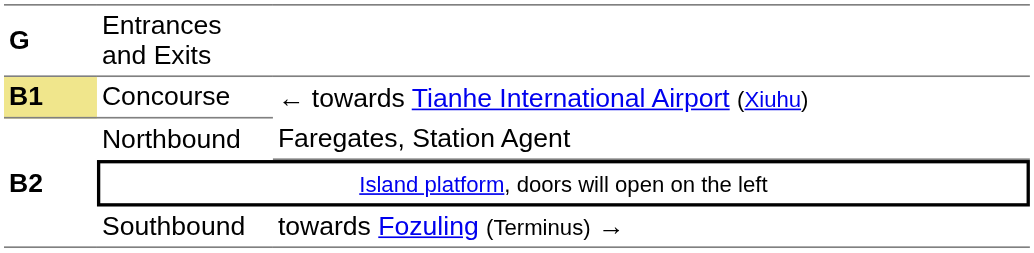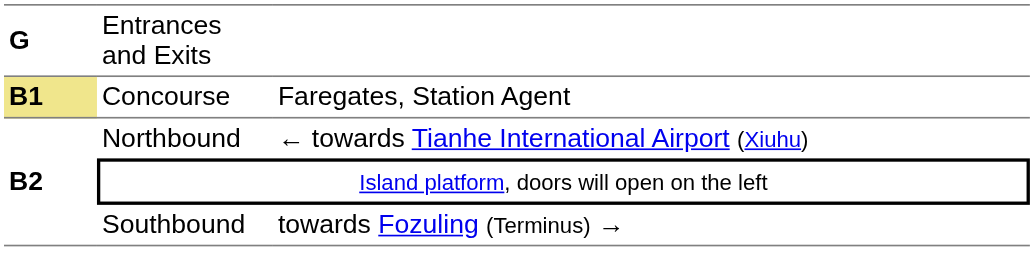(543, 97) ← towards Tianhe International Airport (Xiuhu) -> (424, 96) Faregates, Station Agent
(424, 138) Faregates, Station Agent -> (543, 138) ← towards Tianhe International Airport (Xiuhu)
